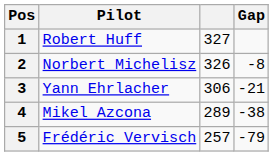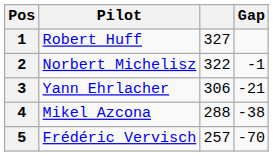(217, 66) 326 -> (217, 66) 322
(256, 66) -8 -> (256, 66) -1
(217, 114) 289 -> (217, 114) 288
(251, 139) -79 -> (251, 139) -70
